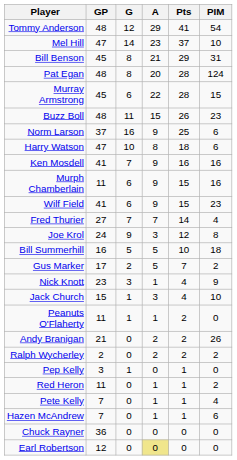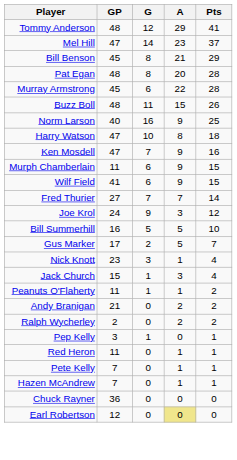- column: (216, 12)
(101, 131) 37 -> (115, 120) 40
(101, 162) 41 -> (115, 151) 47
